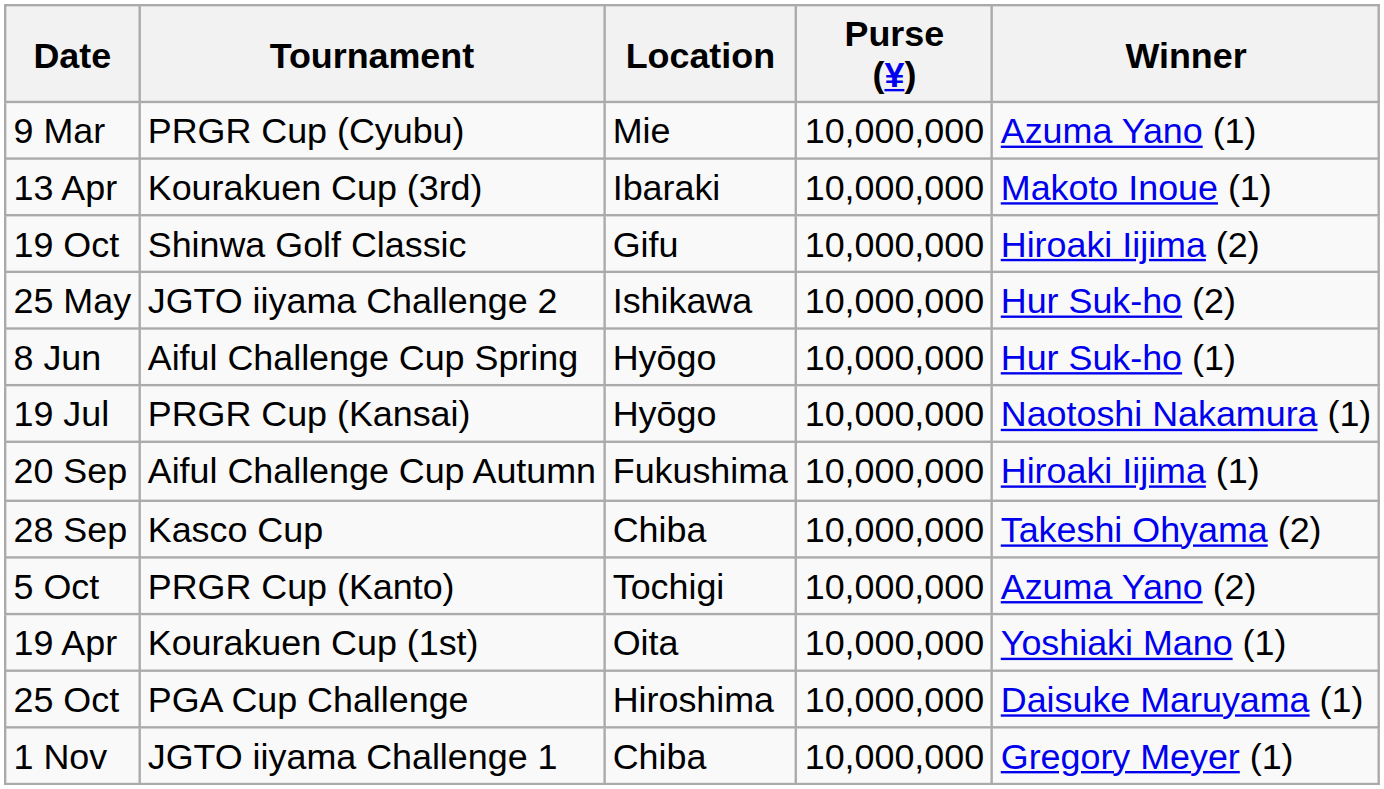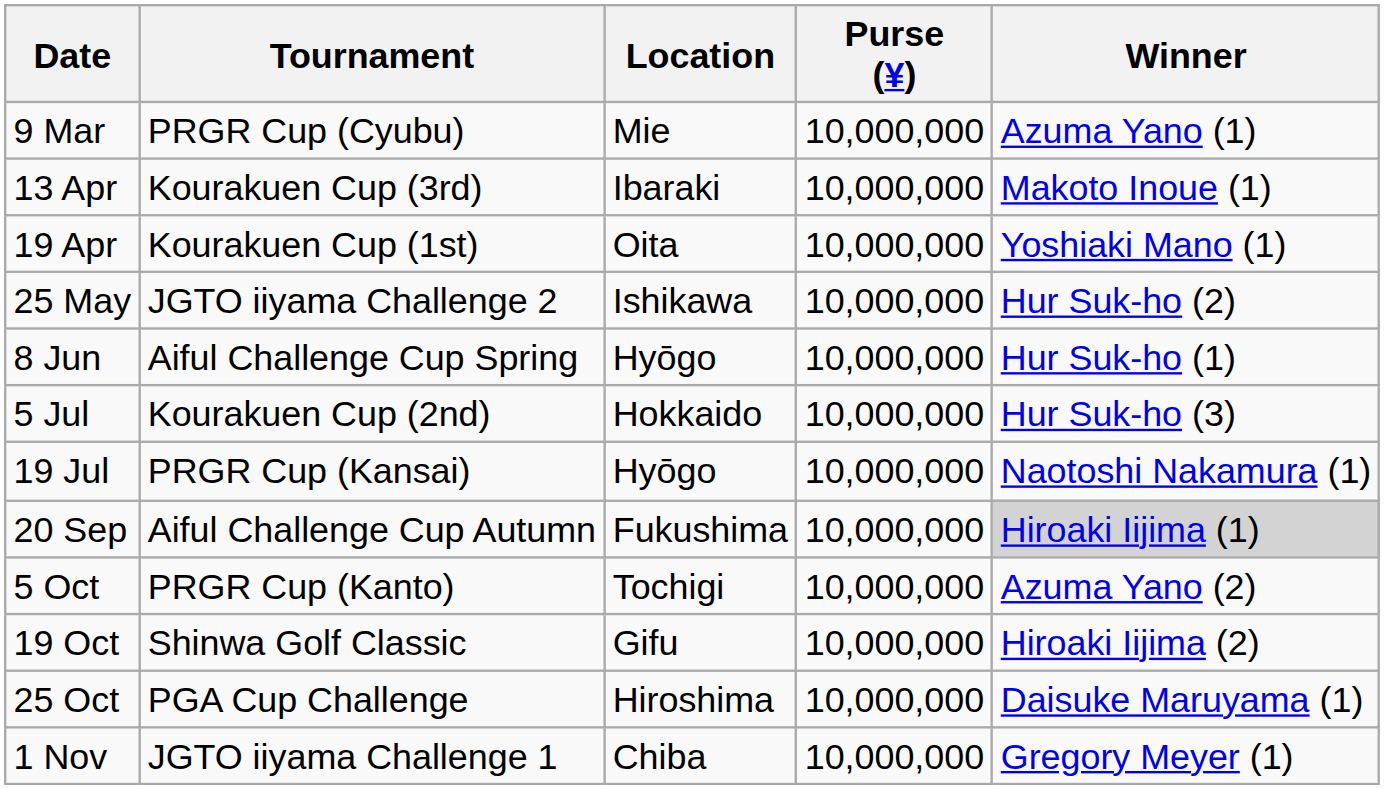rows swapped: (65, 642) <-> (66, 244)
+ row: (51, 415)
(1130, 471) no background -> (1130, 528) lightgrey background
- row: (70, 528)
